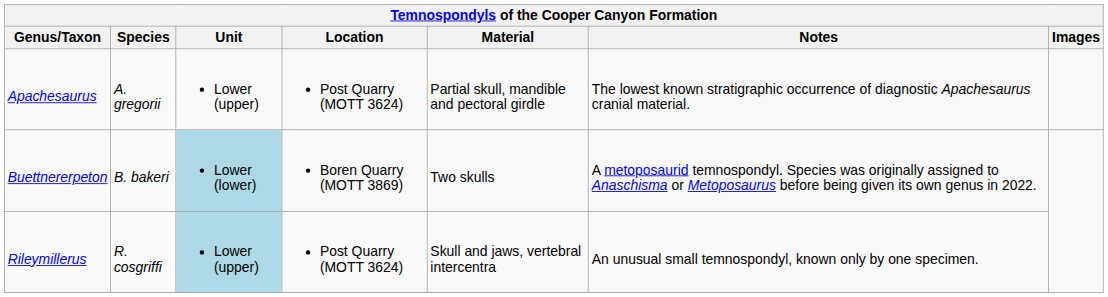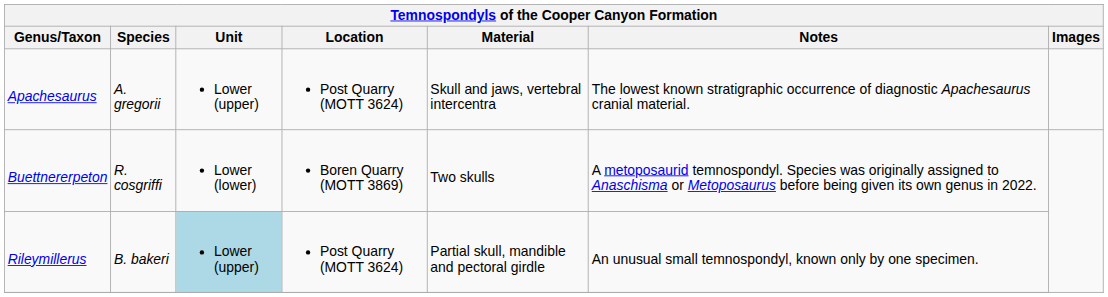(498, 97) Partial skull, mandible and pectoral girdle -> (506, 97) Skull and jaws, vertebral intercentra
(141, 178) B. bakeri -> (138, 178) R. cosgriffi
(229, 178) lightblue background -> (229, 178) no background
(138, 259) R. cosgriffi -> (141, 259) B. bakeri
(506, 259) Skull and jaws, vertebral intercentra -> (498, 259) Partial skull, mandible and pectoral girdle
